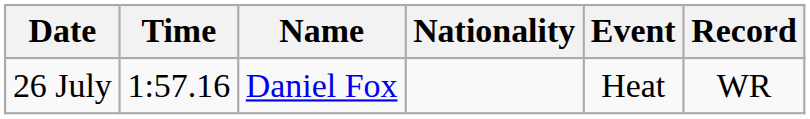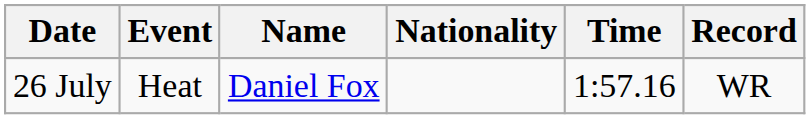columns swapped: (633, 31) <-> (179, 31)
